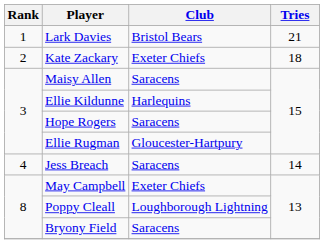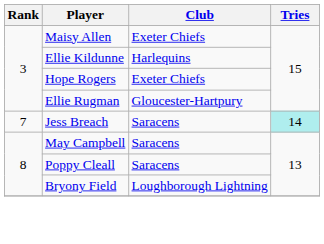- row: (78, 36)
- row: (81, 57)
(155, 79) Saracens -> (168, 36) Exeter Chiefs
(155, 121) Saracens -> (168, 79) Exeter Chiefs
(23, 164) 4 -> (23, 121) 7
(295, 164) no background -> (295, 121) paleturquoise background
(168, 185) Exeter Chiefs -> (155, 143) Saracens
(200, 206) Loughborough Lightning -> (155, 164) Saracens
(155, 228) Saracens -> (200, 185) Loughborough Lightning
